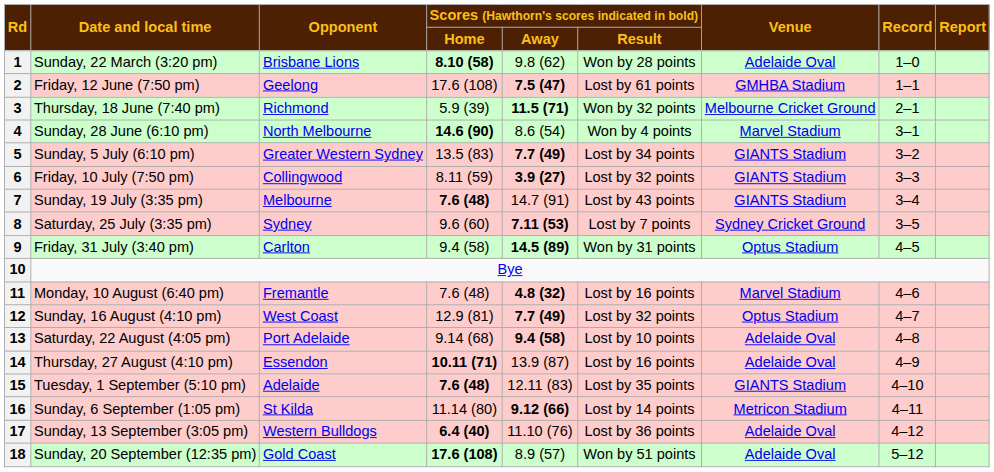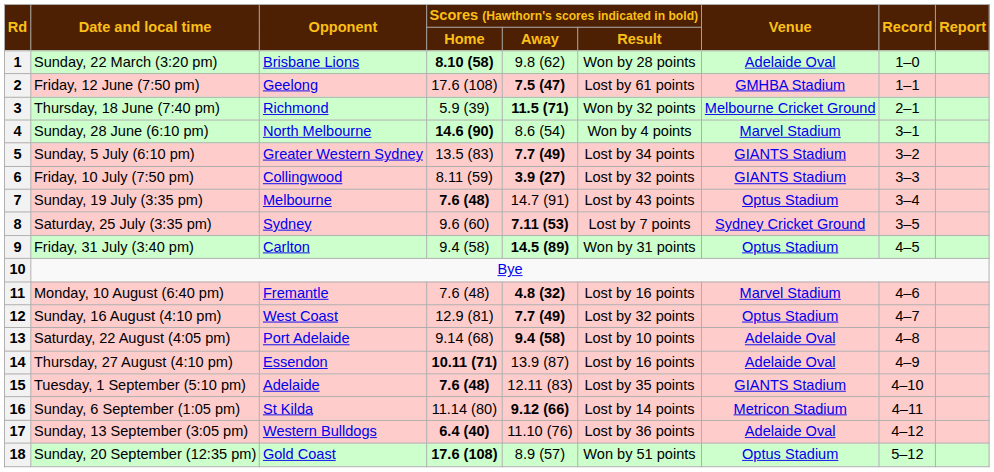(790, 200) GIANTS Stadium -> (790, 200) Optus Stadium
(790, 454) Adelaide Oval -> (790, 454) Optus Stadium
